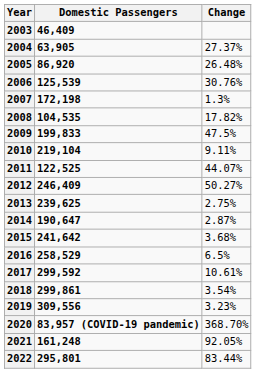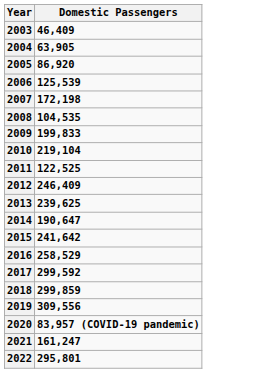- column: (227, 13)
(59, 290) 299,861 -> (59, 290) 299,859
(59, 342) 161,248 -> (59, 342) 161,247
